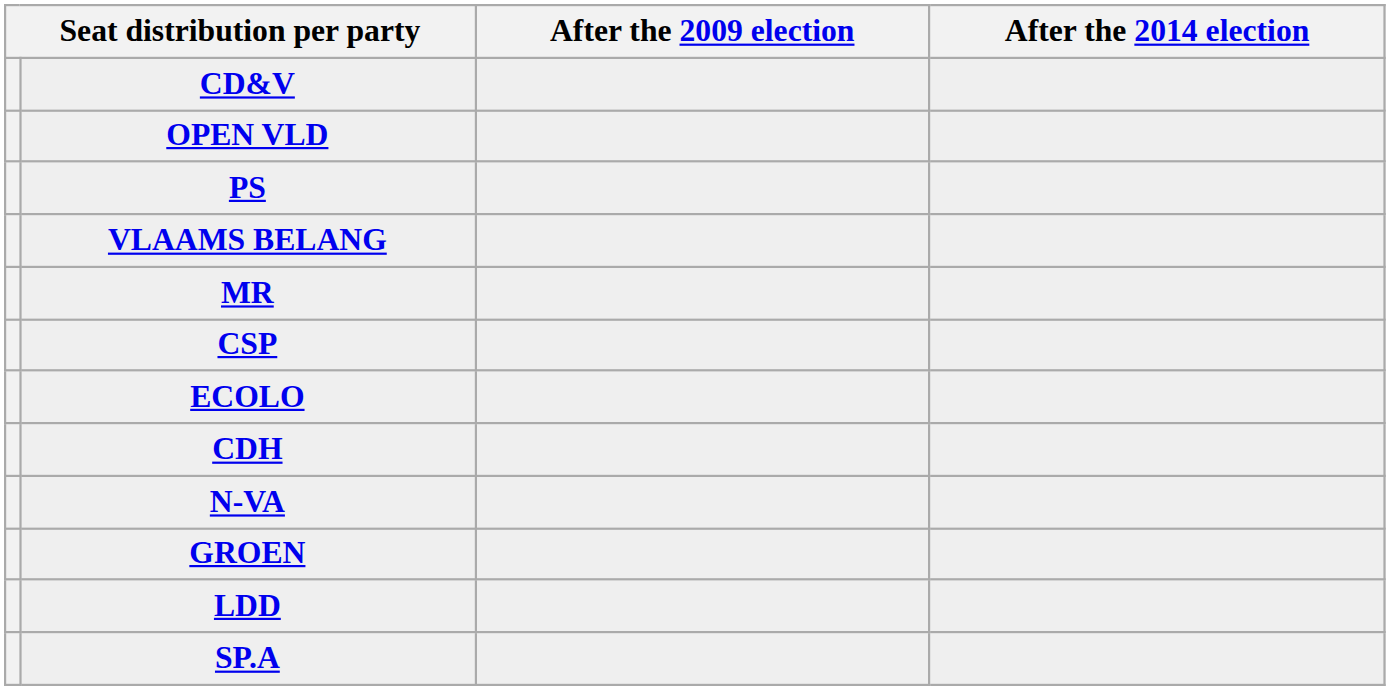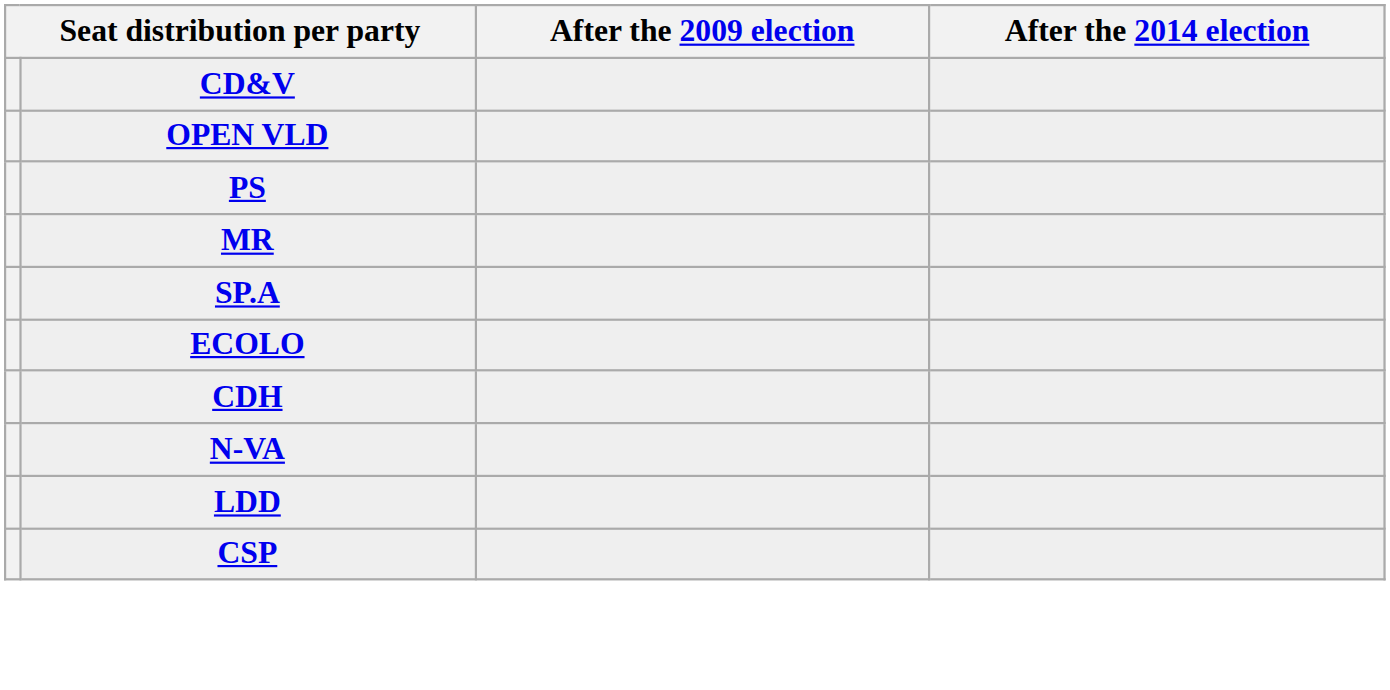- row: (247, 240)
rows swapped: (247, 658) <-> (247, 344)
- row: (247, 553)
